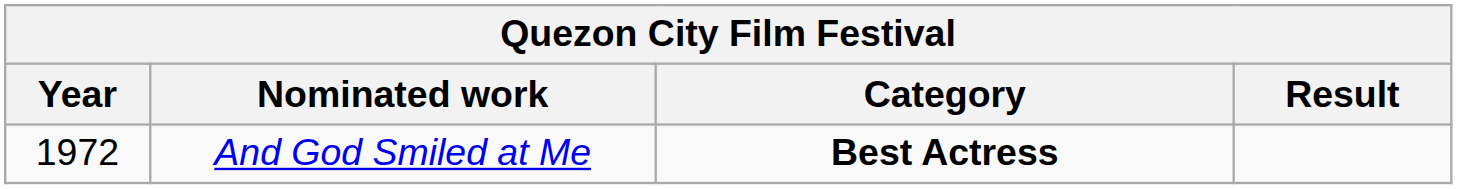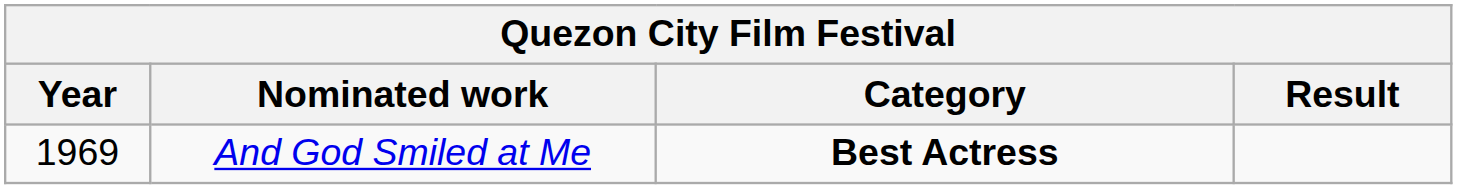(77, 152) 1972 -> (77, 152) 1969
